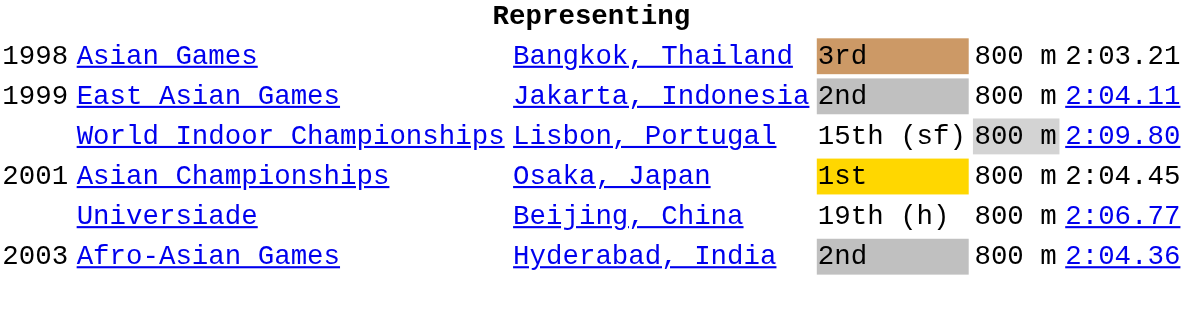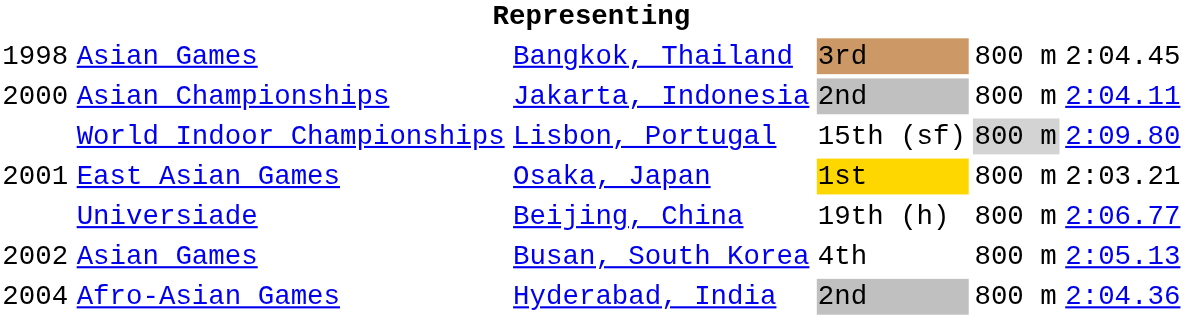(1123, 56) 2:03.21 -> (1123, 56) 2:04.45
(35, 96) 1999 -> (35, 96) 2000
(208, 96) East Asian Games -> (233, 96) Asian Championships
(233, 177) Asian Championships -> (208, 177) East Asian Games
(1123, 177) 2:04.45 -> (1123, 177) 2:03.21
+ row: (661, 257)
(35, 257) 2003 -> (35, 297) 2004
